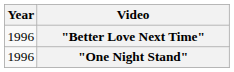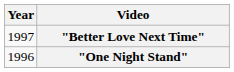(21, 36) 1996 -> (21, 36) 1997
